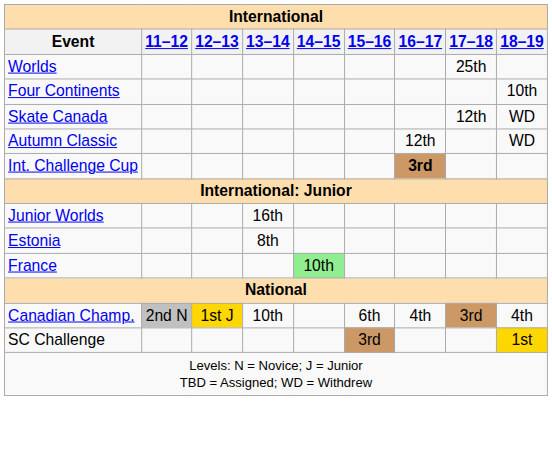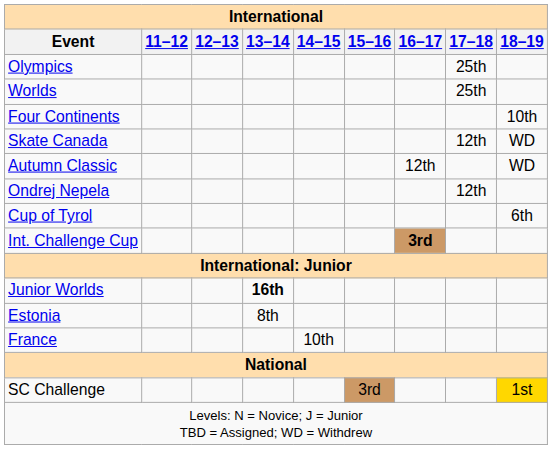+ row: (40, 66)
+ row: (59, 191)
+ row: (50, 215)
(268, 215) normal -> (268, 290) bold
(319, 265) lightgreen background -> (319, 340) no background
- row: (71, 315)
